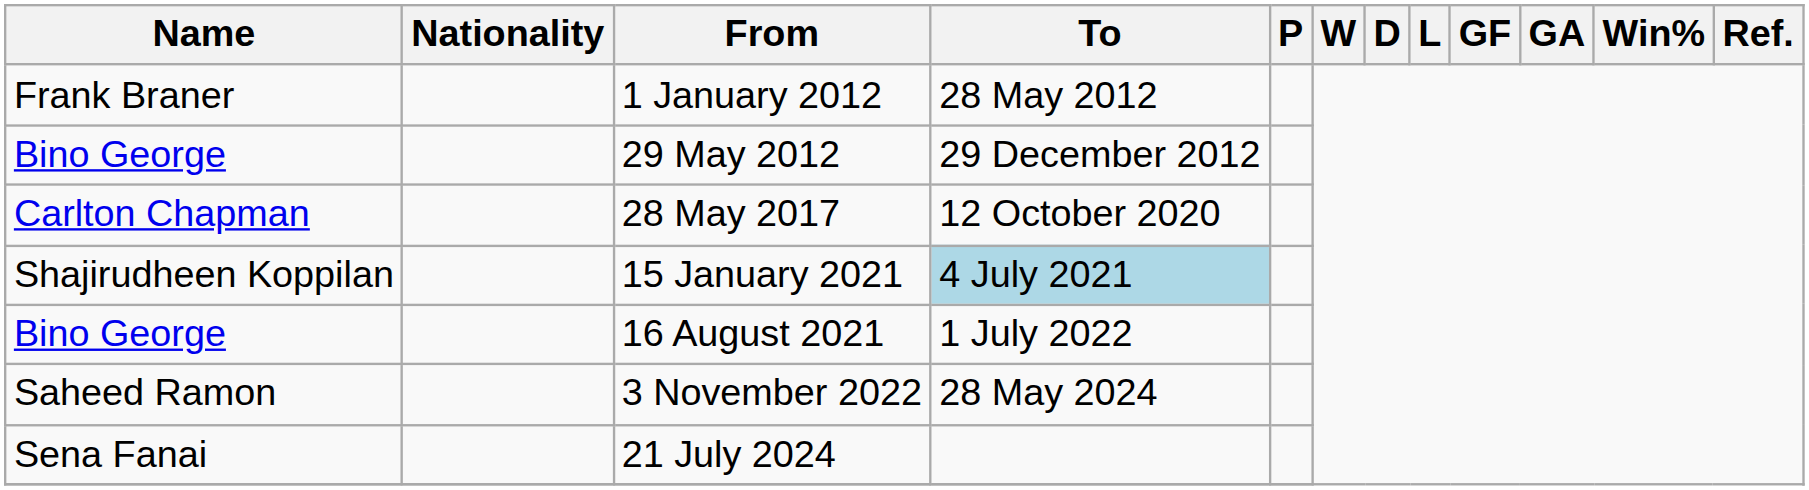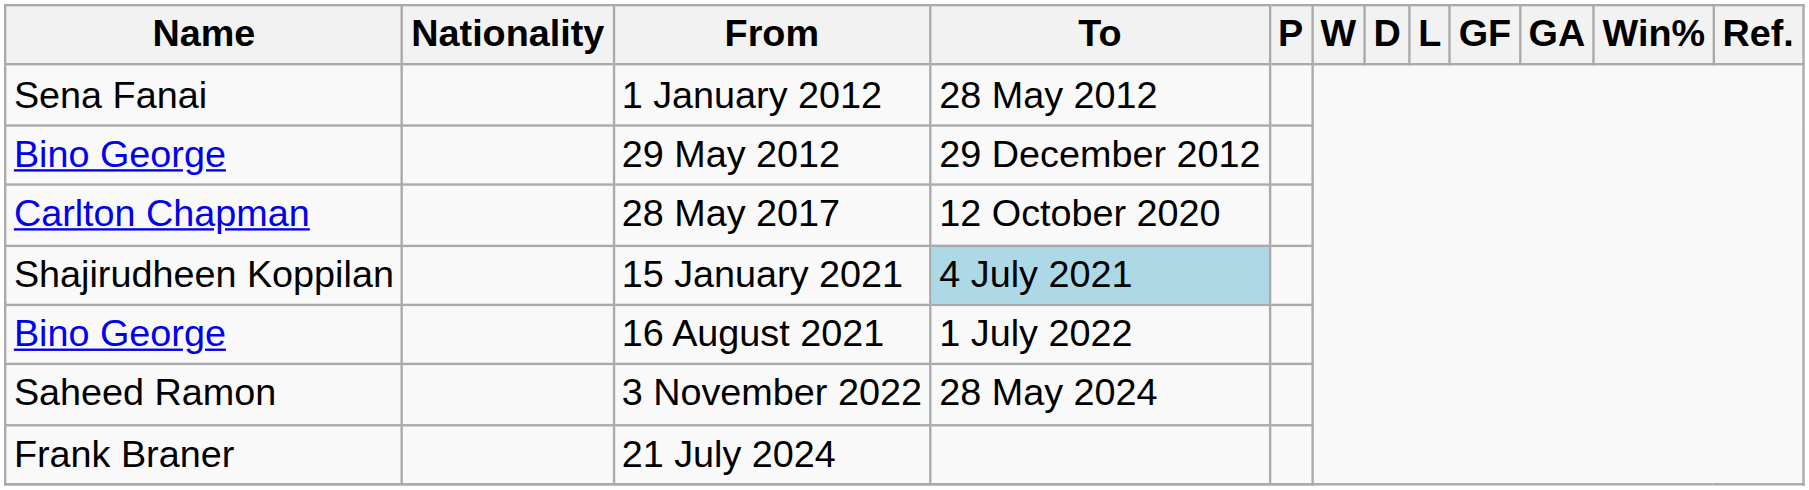(124, 94) Frank Braner -> (110, 94) Sena Fanai
(110, 453) Sena Fanai -> (124, 453) Frank Braner
